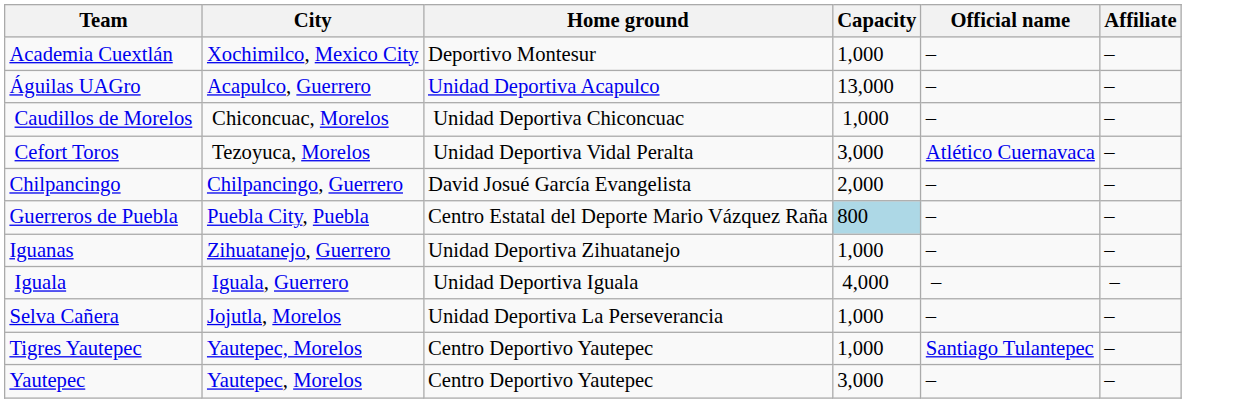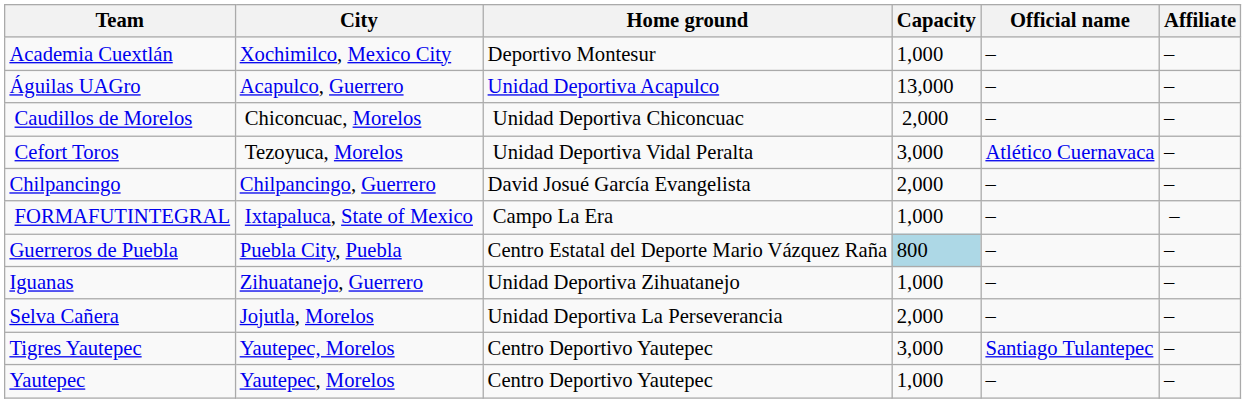(863, 119) 1,000 -> (923, 119) 2,000
+ row: (120, 217)
- row: (38, 282)
(860, 315) 1,000 -> (920, 315) 2,000
(860, 348) 1,000 -> (920, 348) 3,000
(860, 380) 3,000 -> (920, 380) 1,000
